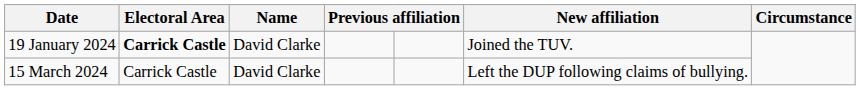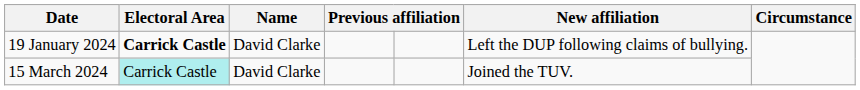(520, 44) Joined the TUV. -> (608, 44) Left the DUP following claims of bullying.
(170, 71) no background -> (170, 71) paleturquoise background
(608, 71) Left the DUP following claims of bullying. -> (520, 71) Joined the TUV.
